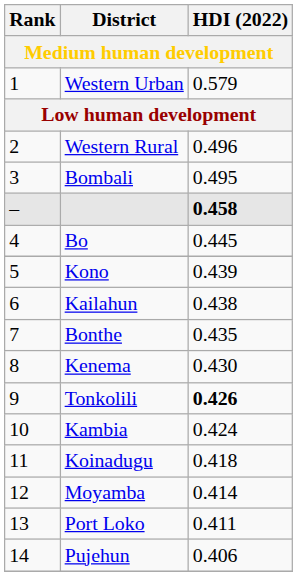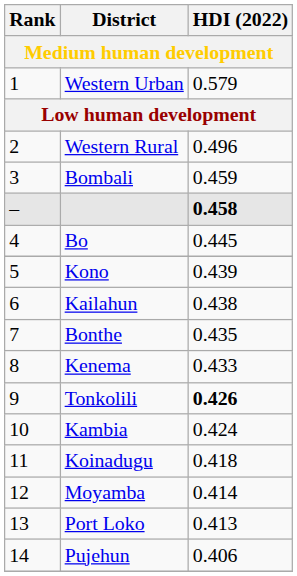(215, 177) 0.495 -> (215, 177) 0.459
(215, 366) 0.430 -> (215, 366) 0.433
(215, 523) 0.411 -> (215, 523) 0.413
